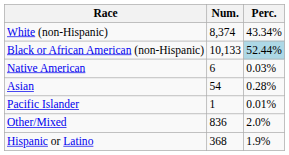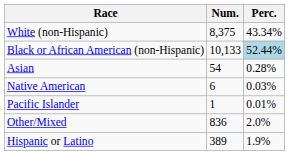(222, 31) 8,374 -> (222, 31) 8,375
rows swapped: (46, 68) <-> (20, 86)
(218, 141) 368 -> (218, 141) 389
